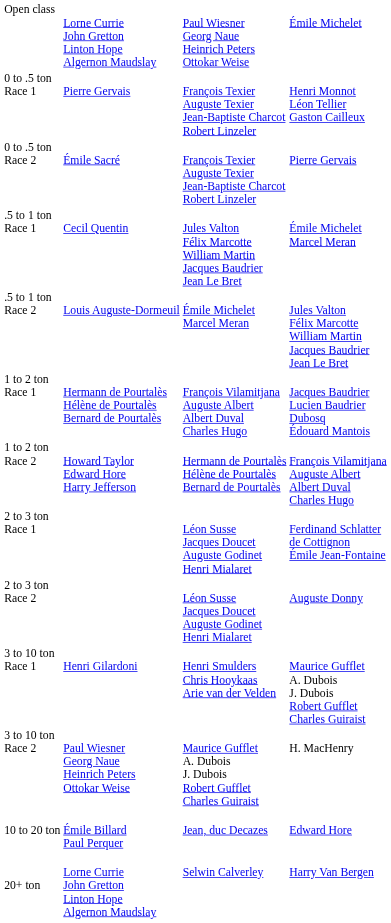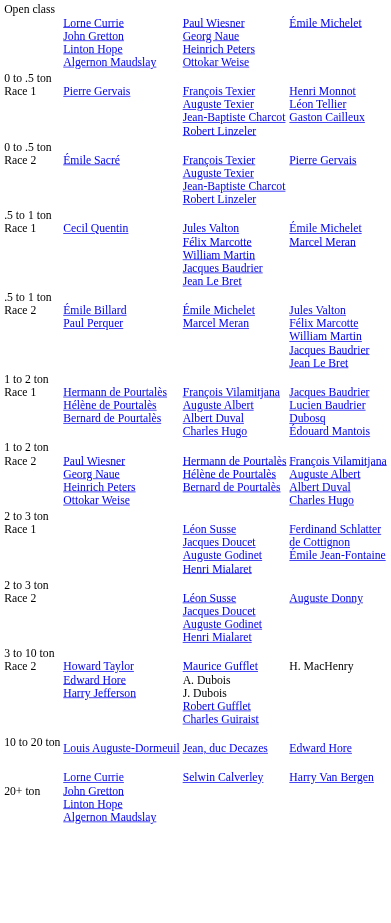(121, 310) Louis Auguste-Dormeuil -> (95, 317) Émile Billard Paul Perquer
(100, 474) Howard Taylor Edward Hore Harry Jefferson -> (99, 480) Paul Wiesner Georg Naue Heinrich Peters Ottokar Weise
- row: (29, 660)
(99, 768) Paul Wiesner Georg Naue Heinrich Peters Ottokar Weise -> (100, 680) Howard Taylor Edward Hore Harry Jefferson
(95, 836) Émile Billard Paul Perquer -> (121, 748) Louis Auguste-Dormeuil
